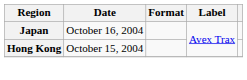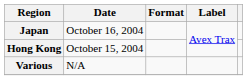+ row: (34, 65)
